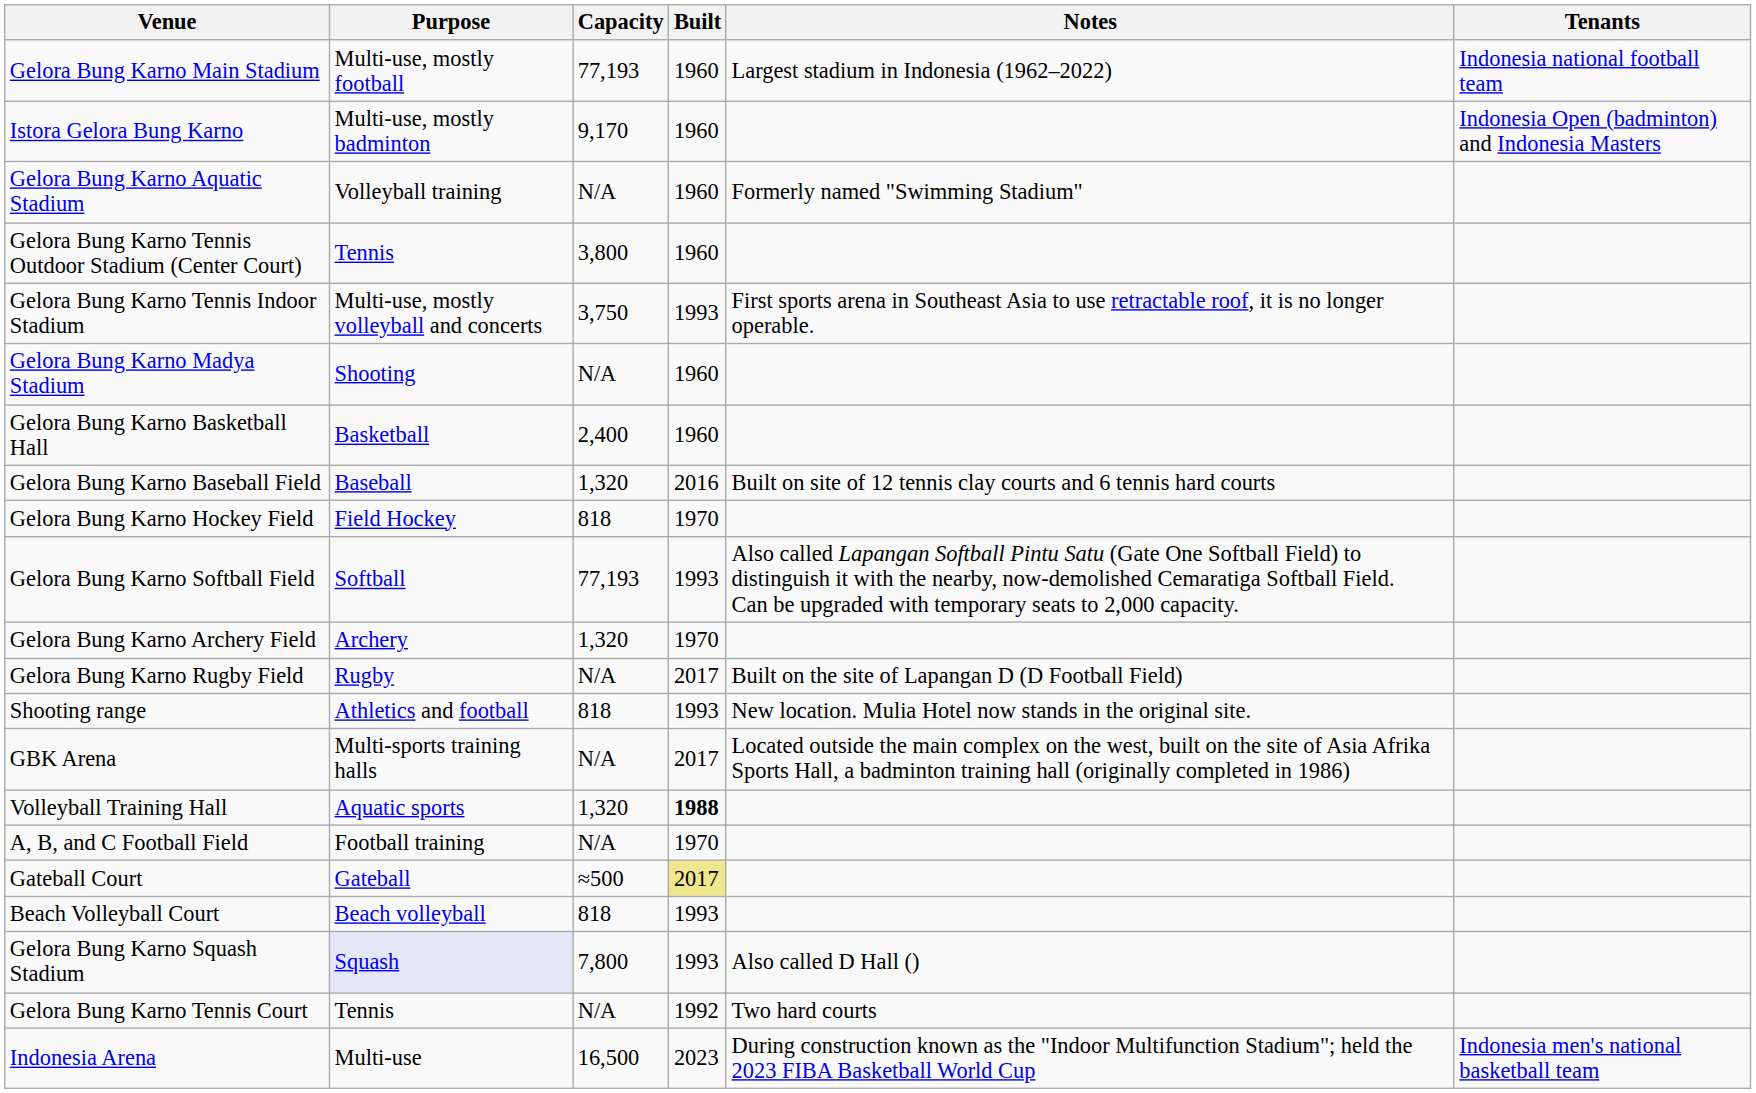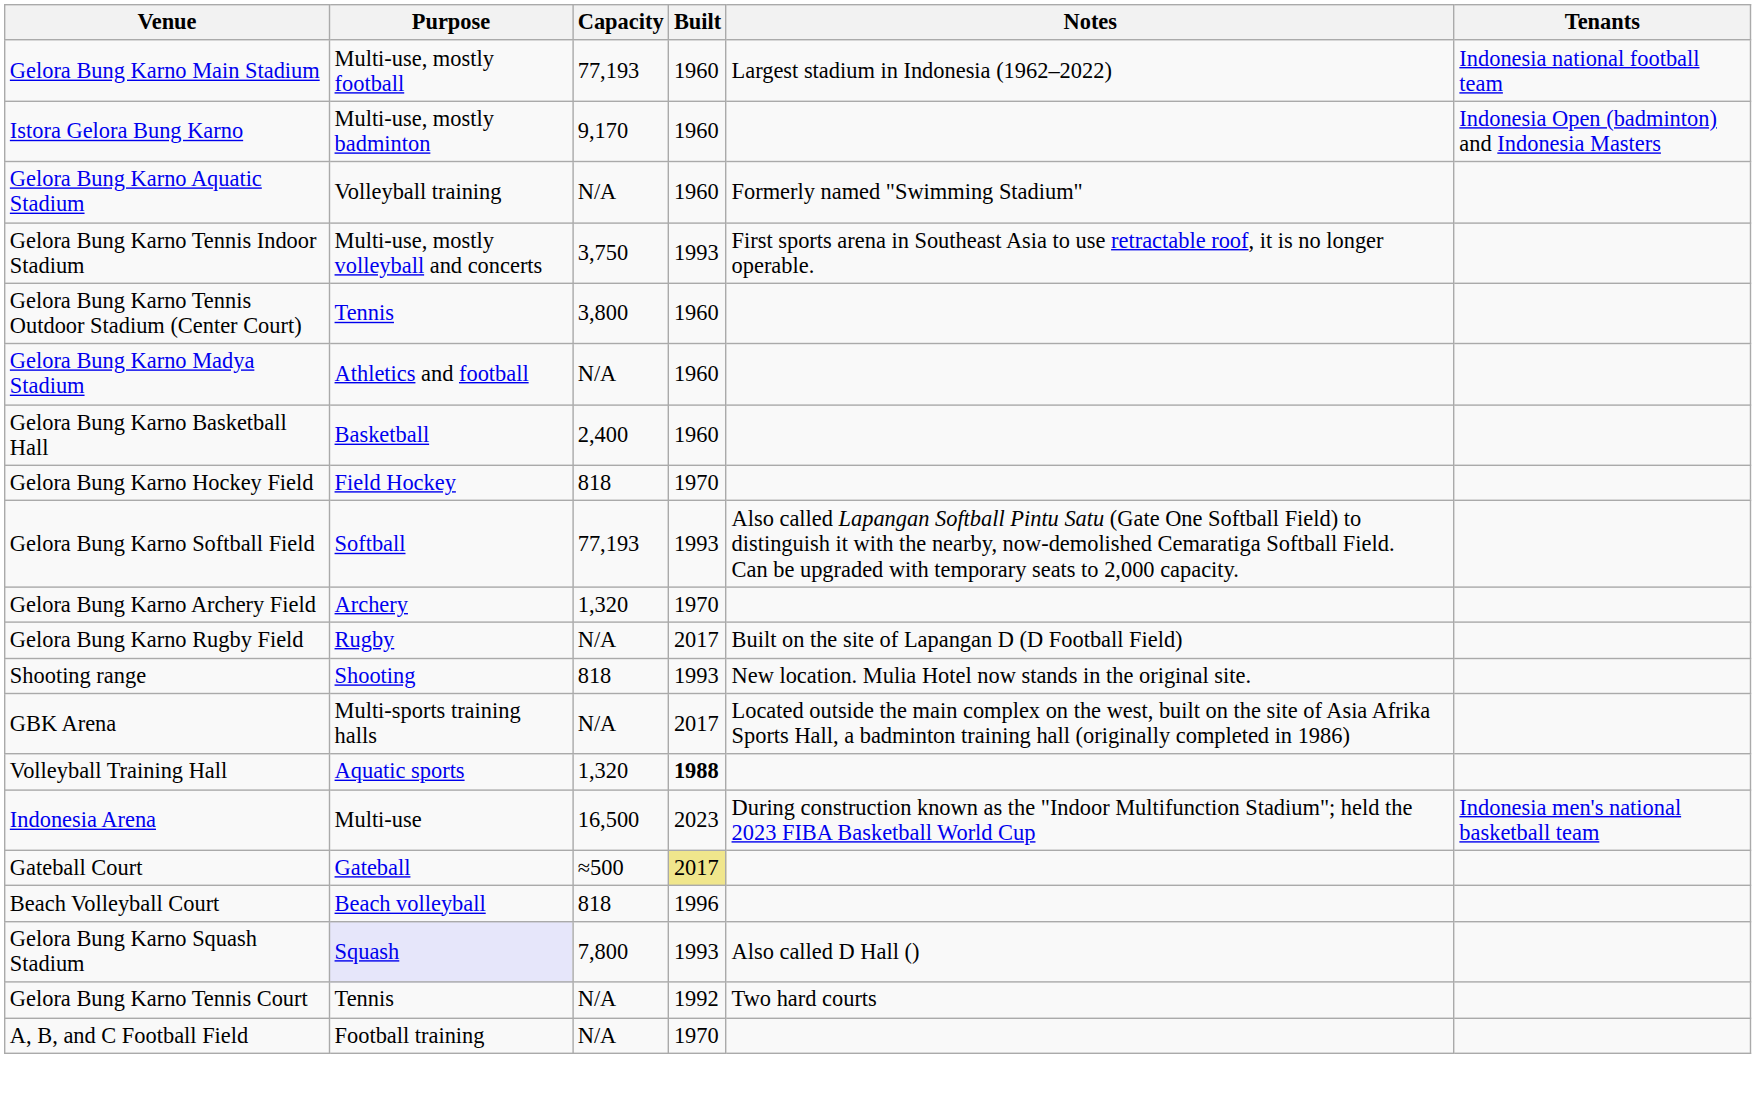rows swapped: (163, 313) <-> (156, 252)
(375, 374) Shooting -> (432, 374) Athletics and football
- row: (165, 482)
(432, 710) Athletics and football -> (375, 675) Shooting
rows swapped: (129, 842) <-> (83, 1058)
(696, 913) 1993 -> (696, 903) 1996
